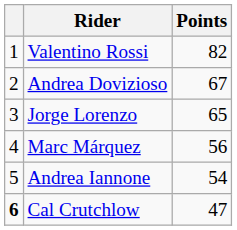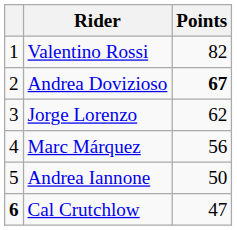(218, 83) normal -> (218, 83) bold
(218, 115) 65 -> (218, 115) 62
(218, 178) 54 -> (218, 178) 50
